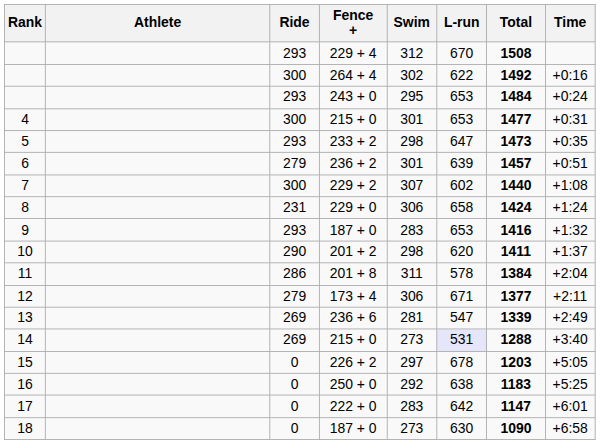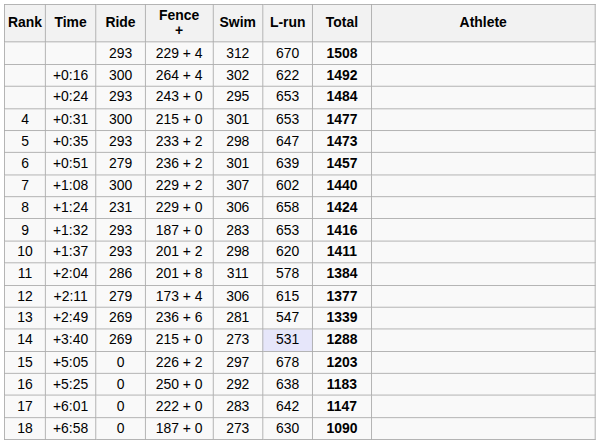columns swapped: (158, 23) <-> (570, 23)
(295, 251) 290 -> (121, 251) 293
(462, 296) 671 -> (288, 296) 615
